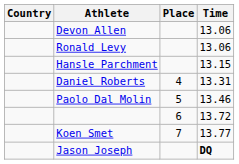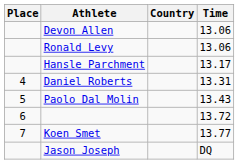columns swapped: (179, 13) <-> (29, 13)
(215, 64) 13.15 -> (215, 64) 13.17
(215, 99) 13.46 -> (215, 99) 13.43
(206, 150) bold -> (206, 150) normal
